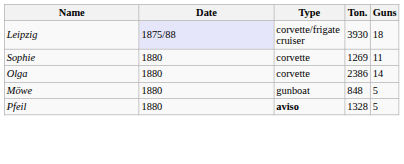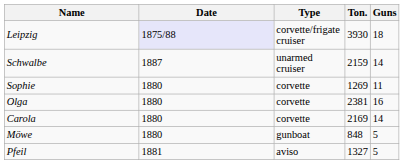+ row: (27, 63)
(358, 73) 2386 -> (358, 102) 2381
(378, 73) 14 -> (378, 102) 16
+ row: (21, 118)
(152, 106) 1880 -> (152, 151) 1881
(288, 106) bold -> (287, 151) normal
(358, 106) 1328 -> (358, 151) 1327
